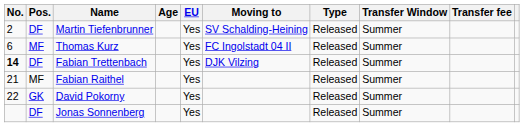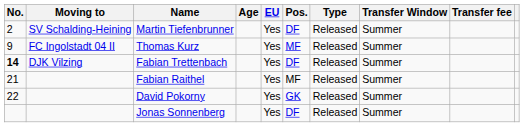columns swapped: (40, 12) <-> (256, 12)
(10, 46) 6 -> (10, 46) 9
